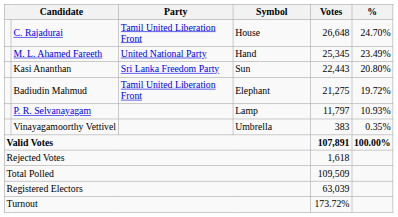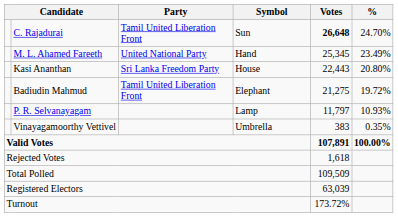(248, 33) House -> (243, 33) Sun
(336, 33) normal -> (336, 33) bold
(243, 69) Sun -> (248, 69) House
